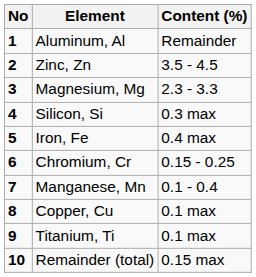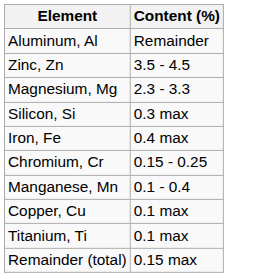- column: (18, 16)
